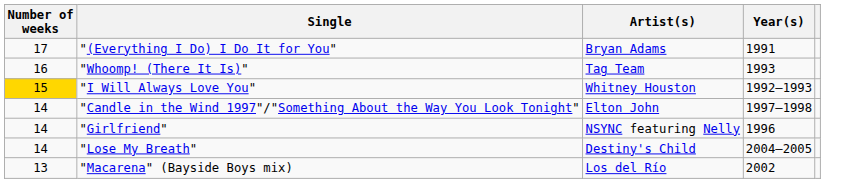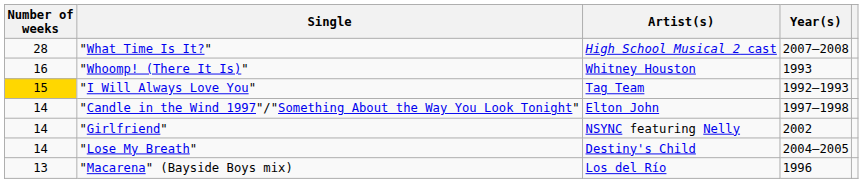+ row: (146, 48)
- row: (208, 48)
(615, 68) Tag Team -> (641, 68) Whitney Houston
(641, 88) Whitney Houston -> (615, 88) Tag Team
(761, 128) 1996 -> (797, 128) 2002
(761, 168) 2002 -> (797, 168) 1996
